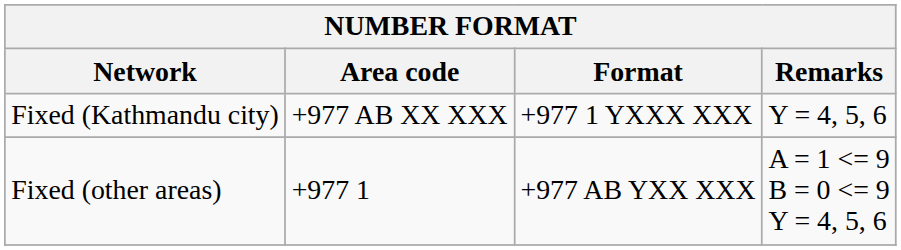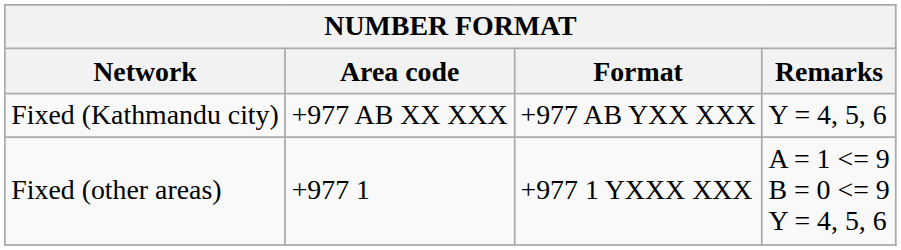(636, 114) +977 1 YXXX XXX -> (638, 114) +977 AB YXX XXX
(638, 190) +977 AB YXX XXX -> (636, 190) +977 1 YXXX XXX
